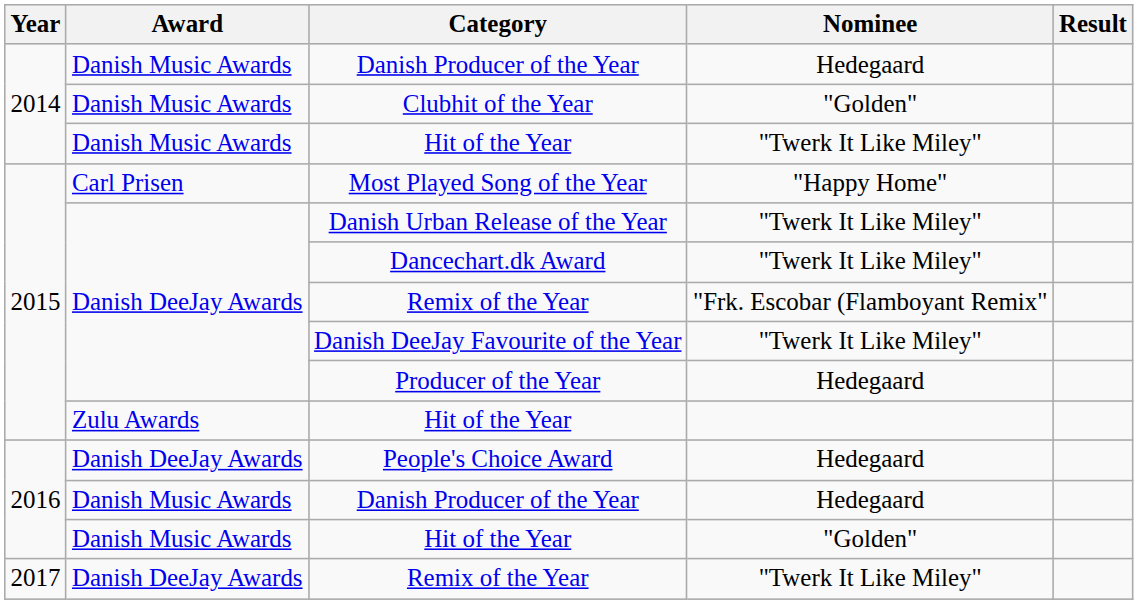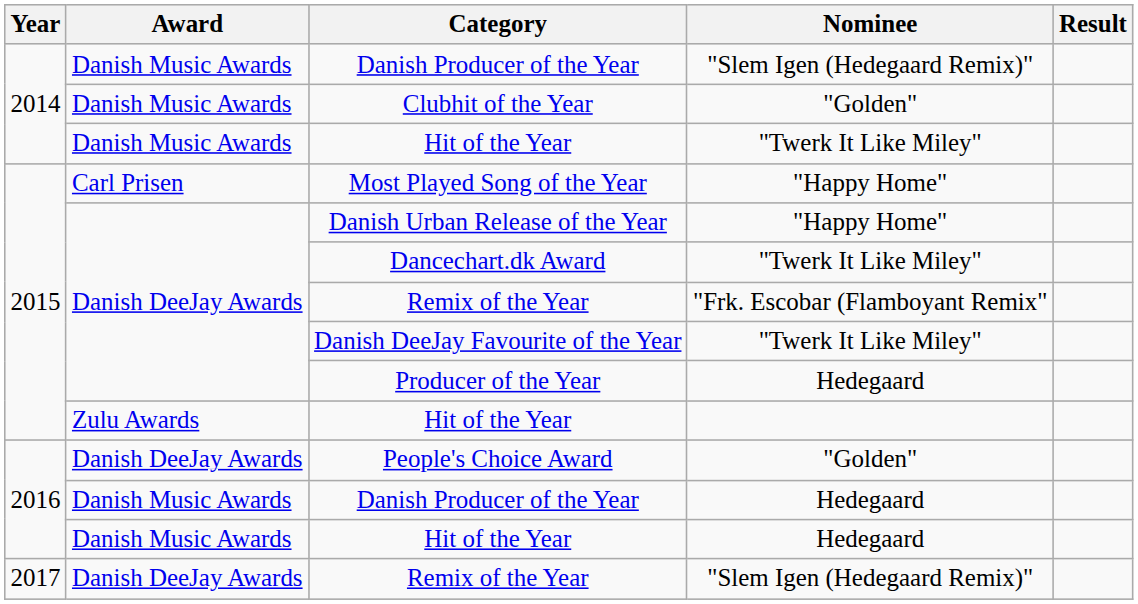(870, 63) Hedegaard -> (870, 63) "Slem Igen (Hedegaard Remix)"
(870, 222) "Twerk It Like Miley" -> (870, 222) "Happy Home"
(870, 459) Hedegaard -> (870, 459) "Golden"
(870, 538) "Golden" -> (870, 538) Hedegaard
(870, 578) "Twerk It Like Miley" -> (870, 578) "Slem Igen (Hedegaard Remix)"
